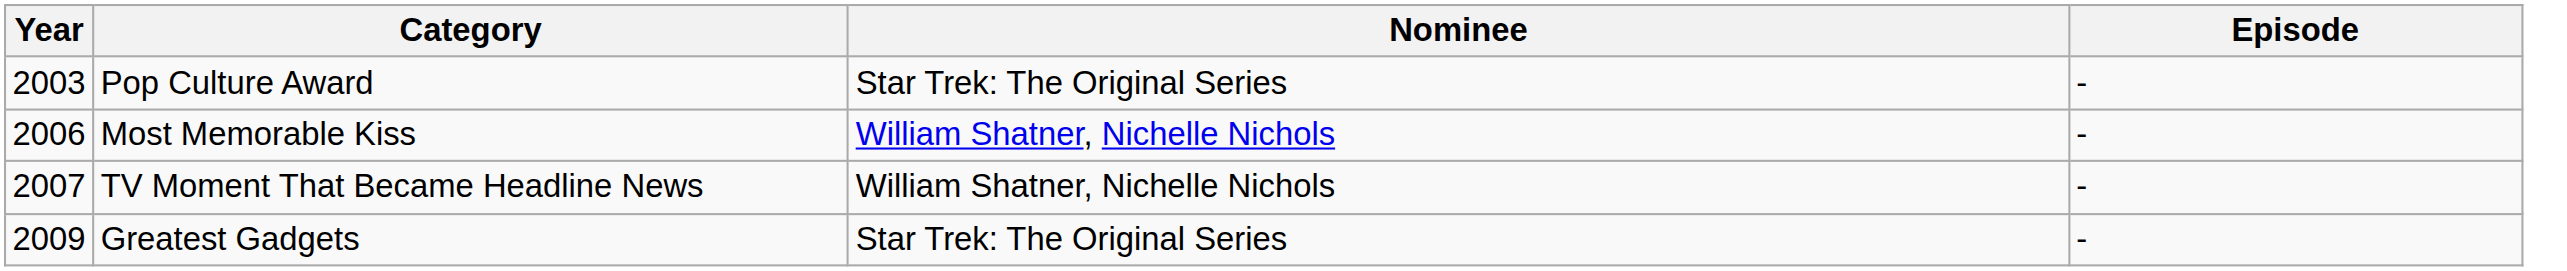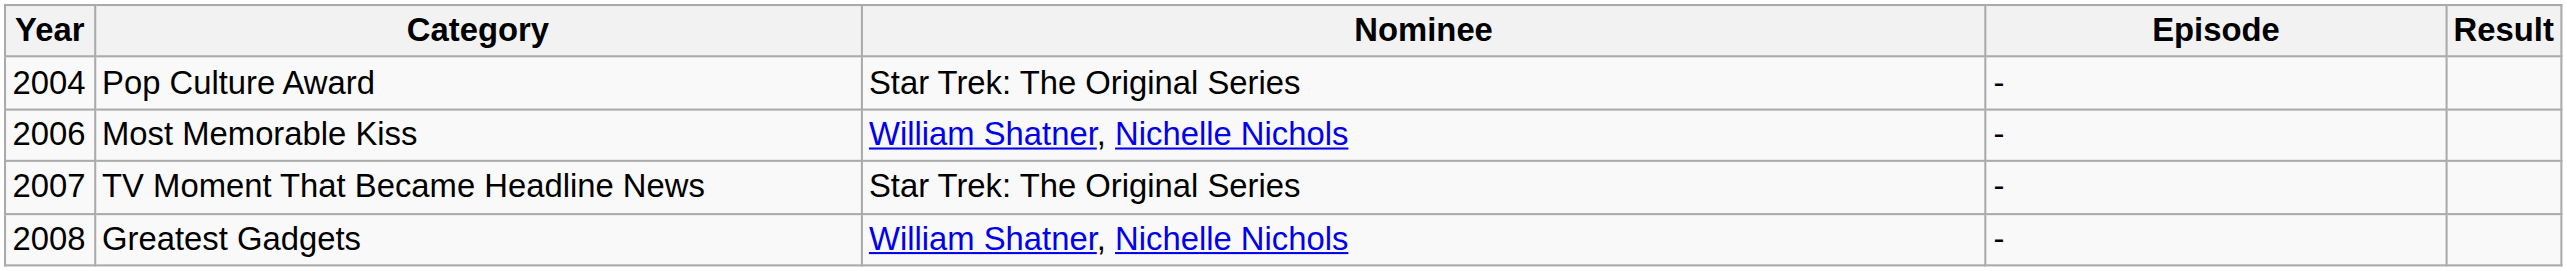+ column: (2504, 30)
(49, 82) 2003 -> (49, 82) 2004
(1095, 186) William Shatner, Nichelle Nichols -> (1085, 186) Star Trek: The Original Series
(49, 238) 2009 -> (49, 238) 2008
(1071, 238) Star Trek: The Original Series -> (1109, 238) William Shatner, Nichelle Nichols
